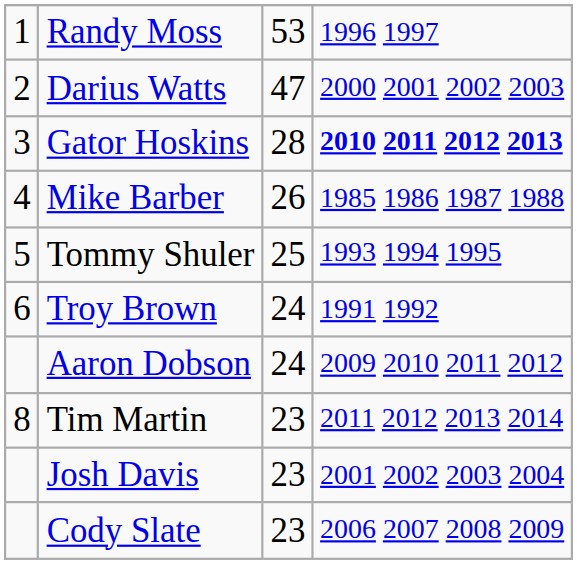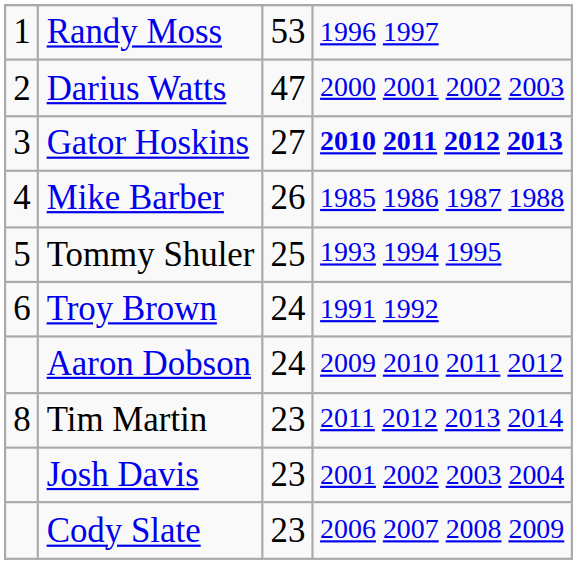(288, 142) 28 -> (288, 142) 27
